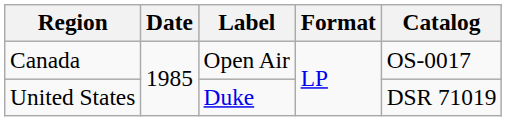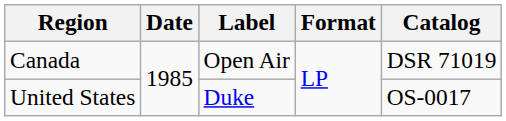(429, 60) OS-0017 -> (441, 60) DSR 71019
(441, 97) DSR 71019 -> (429, 97) OS-0017
